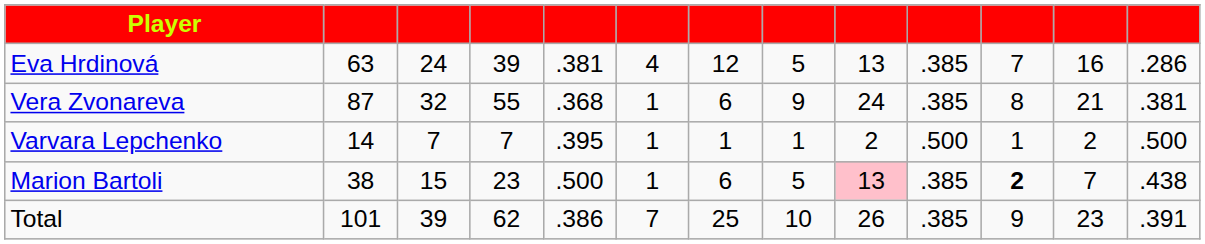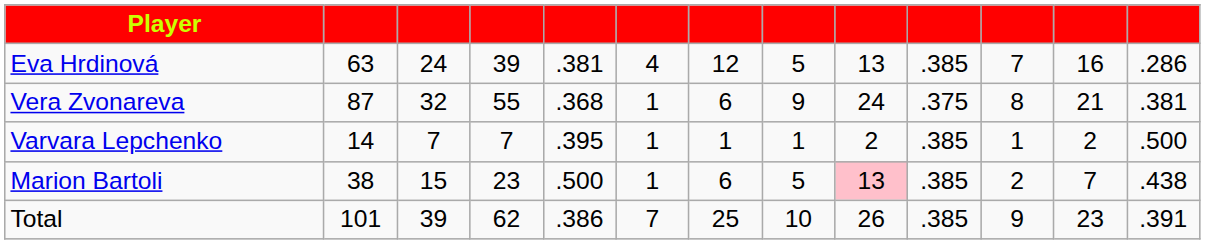(944, 102) .385 -> (944, 102) .375
(944, 141) .500 -> (944, 141) .385
(1017, 180) bold -> (1017, 180) normal
